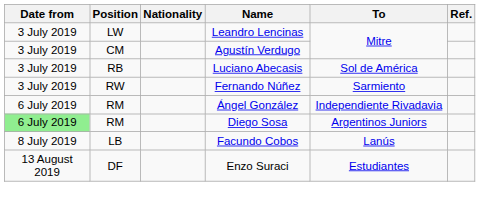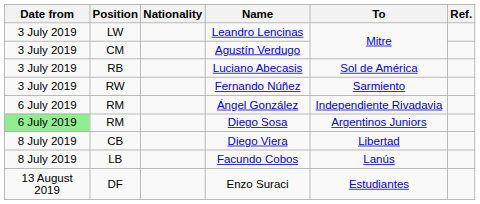+ row: (258, 141)
